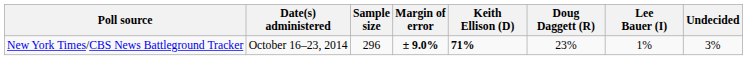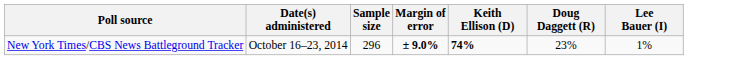- column: (713, 20)
(463, 45) 71% -> (463, 45) 74%
